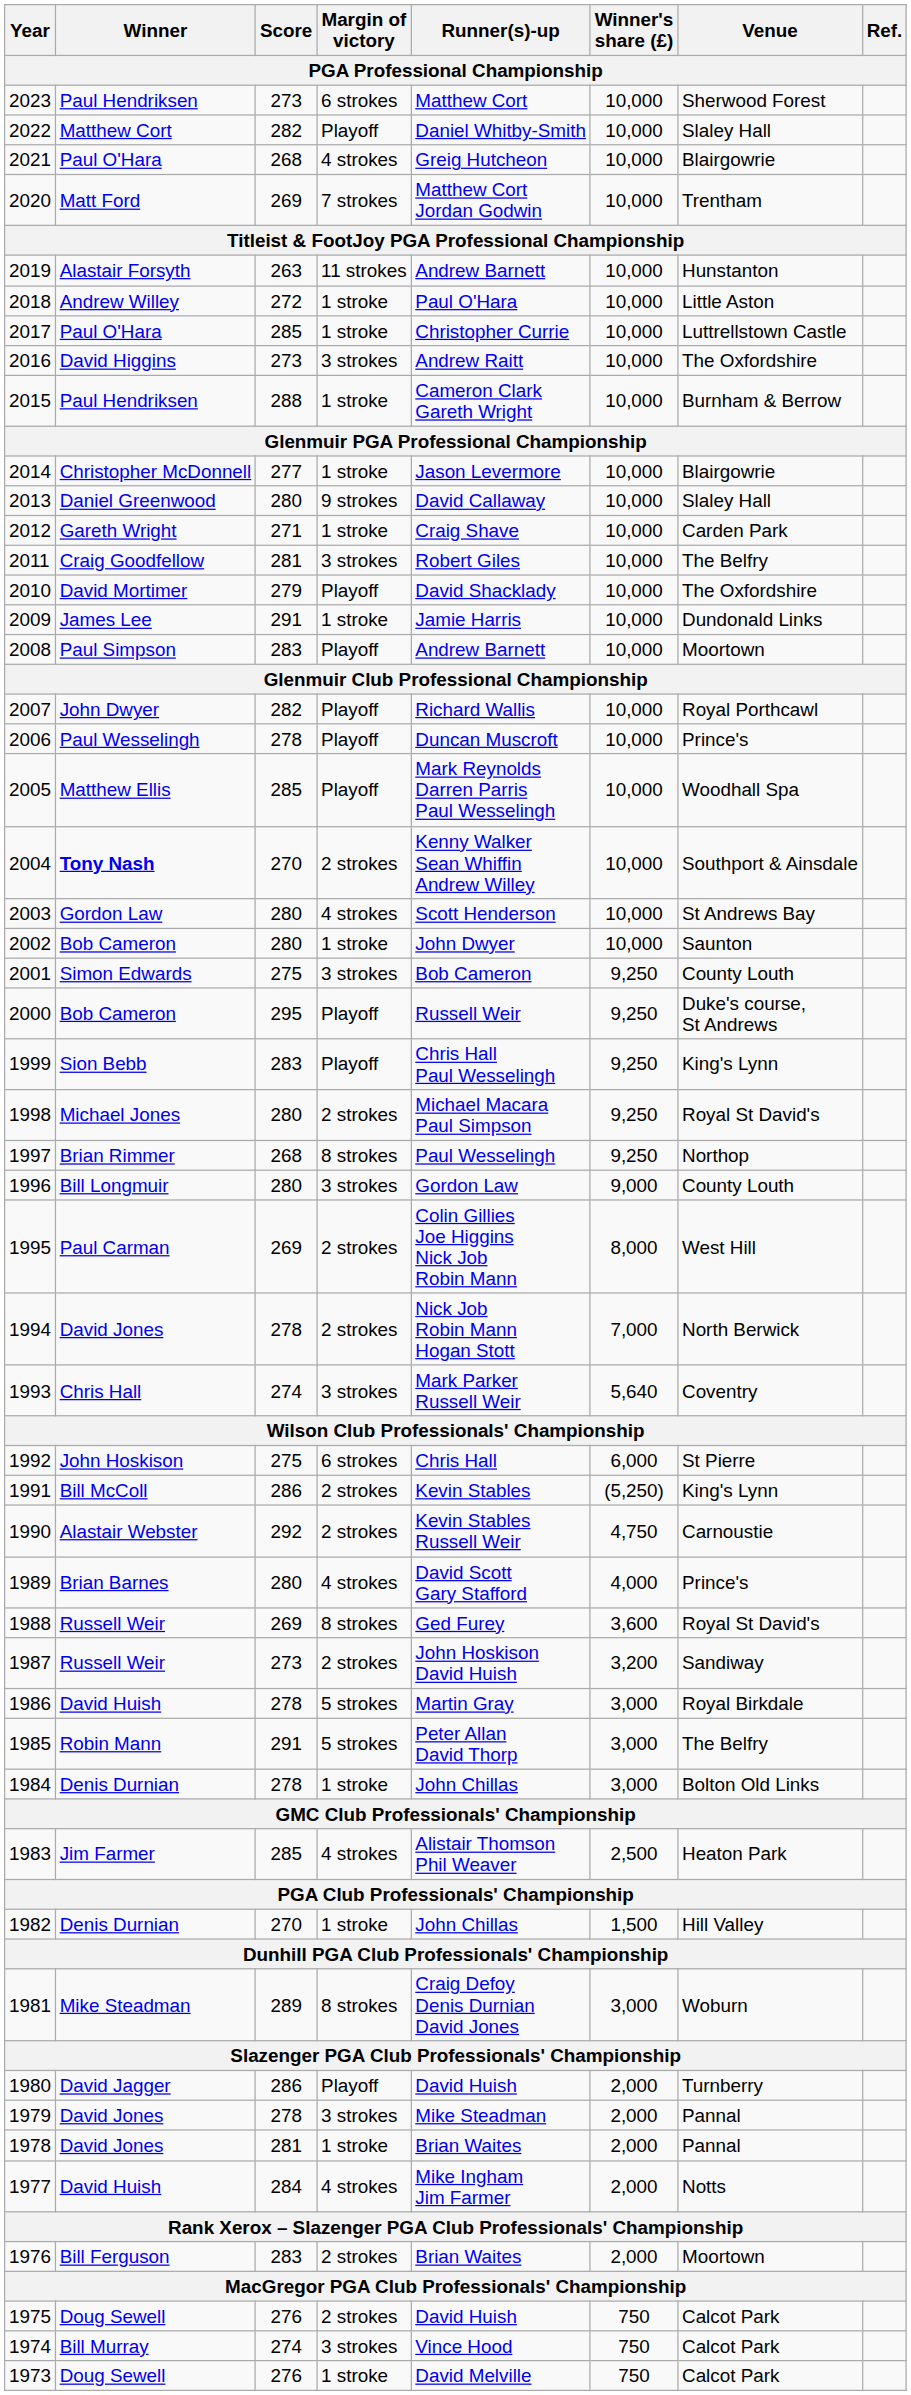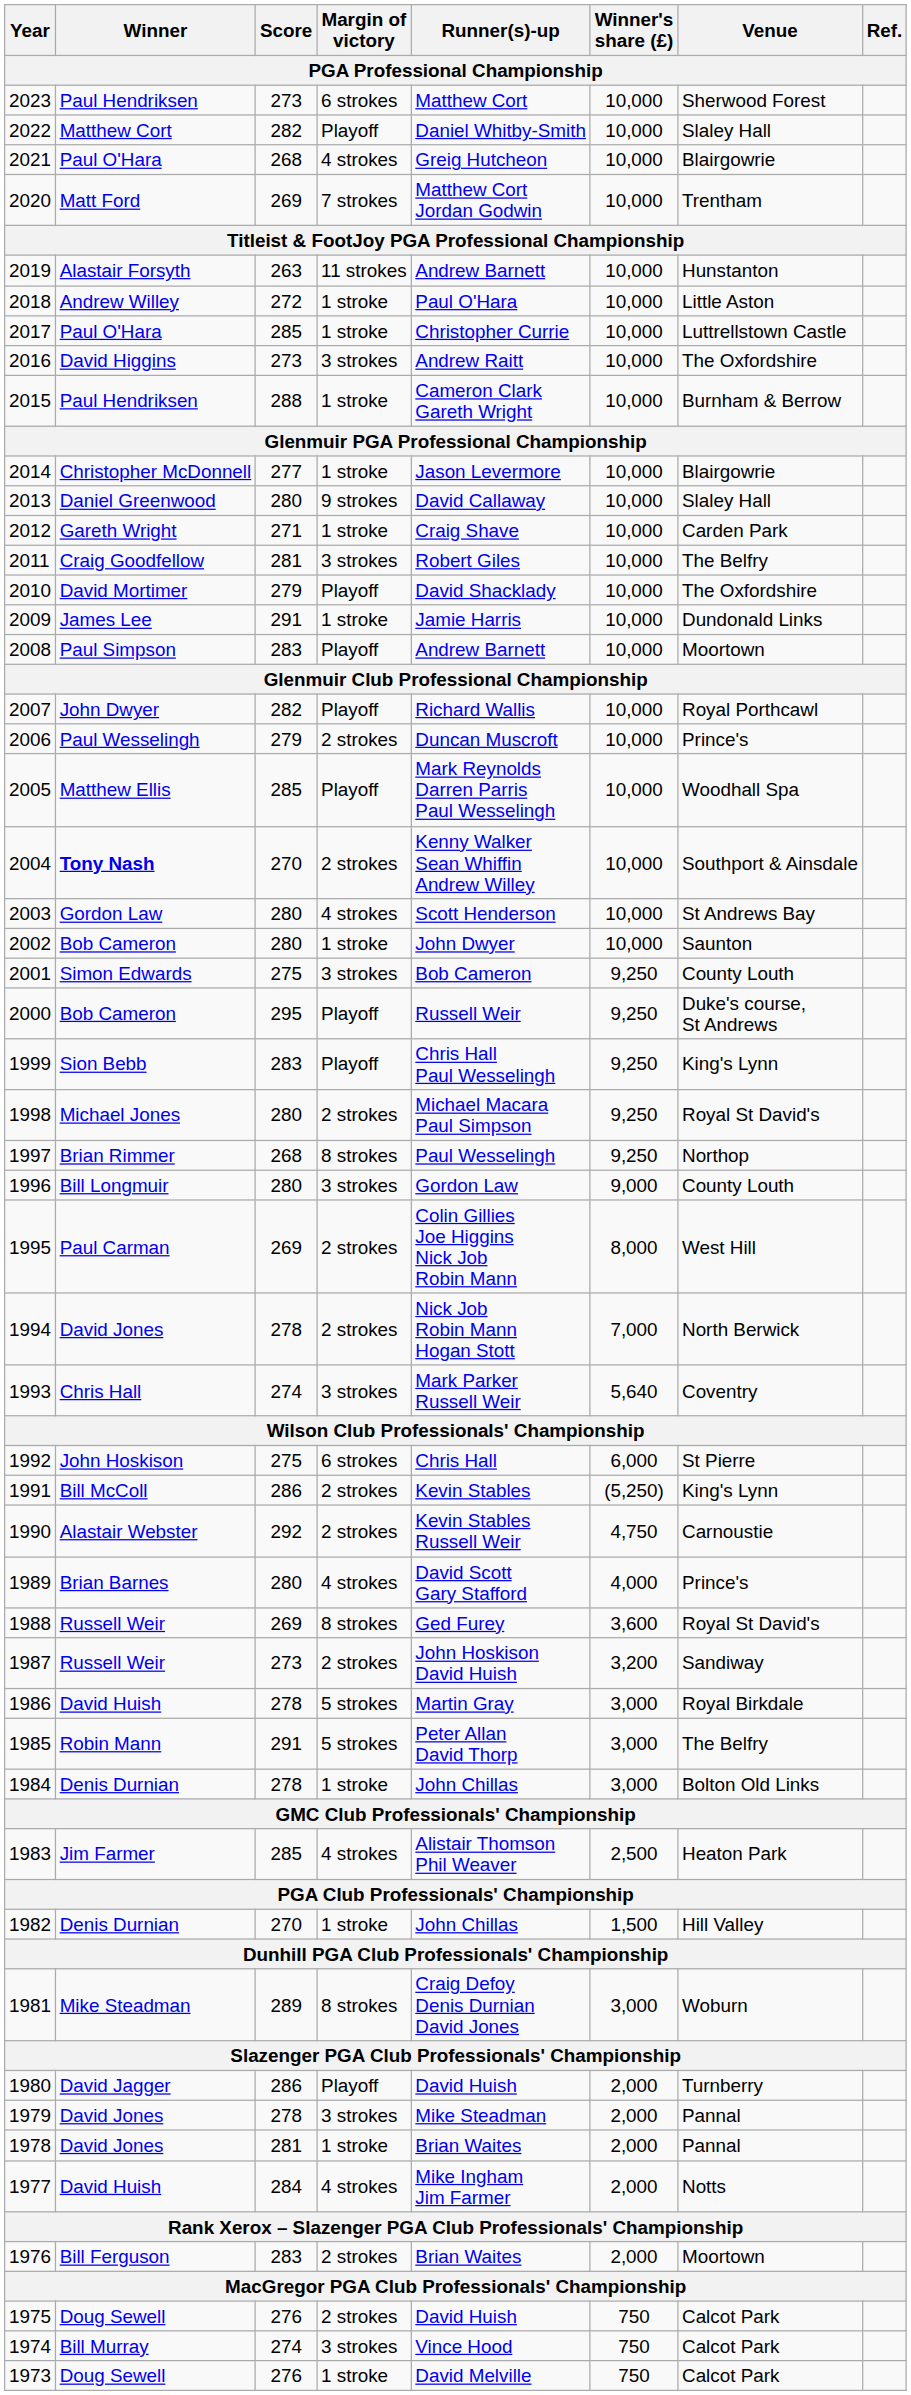(286, 739) 278 -> (286, 739) 279
(350, 739) Playoff -> (359, 739) 2 strokes
